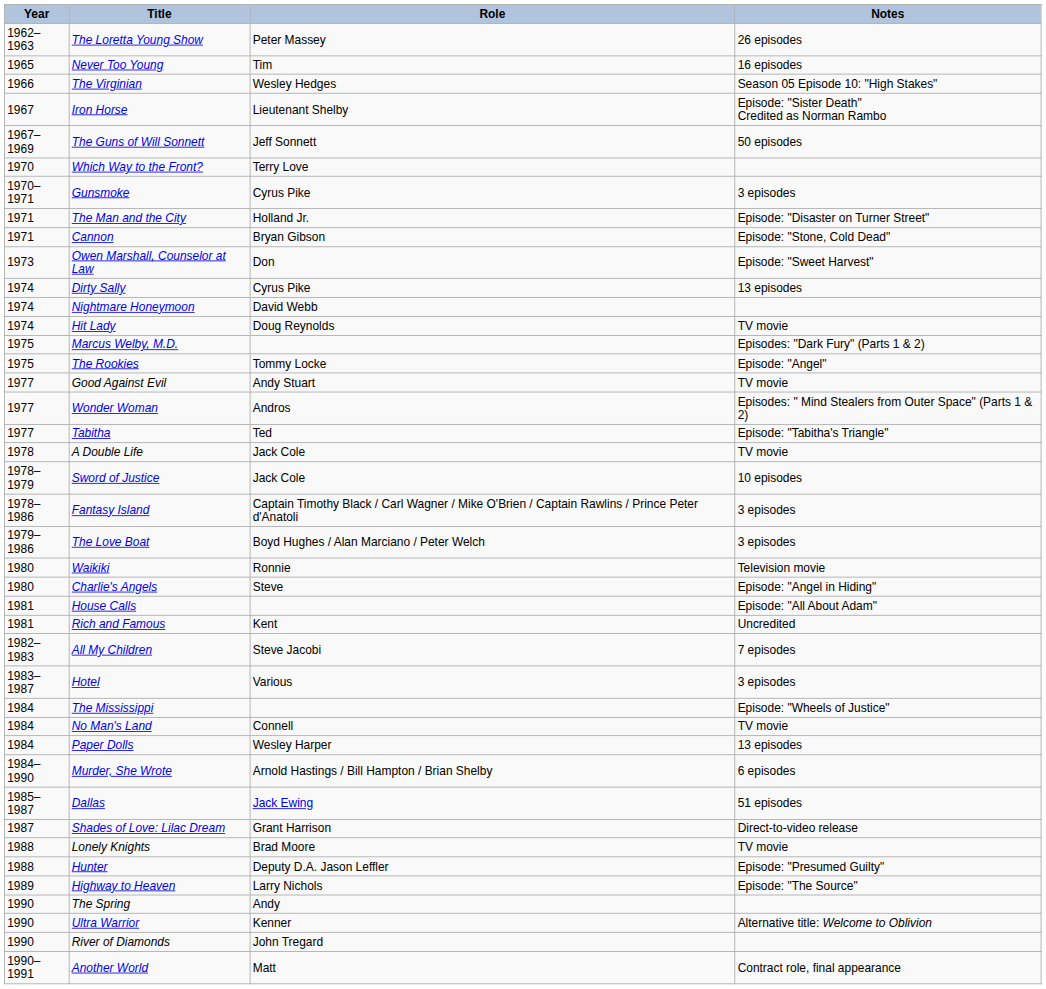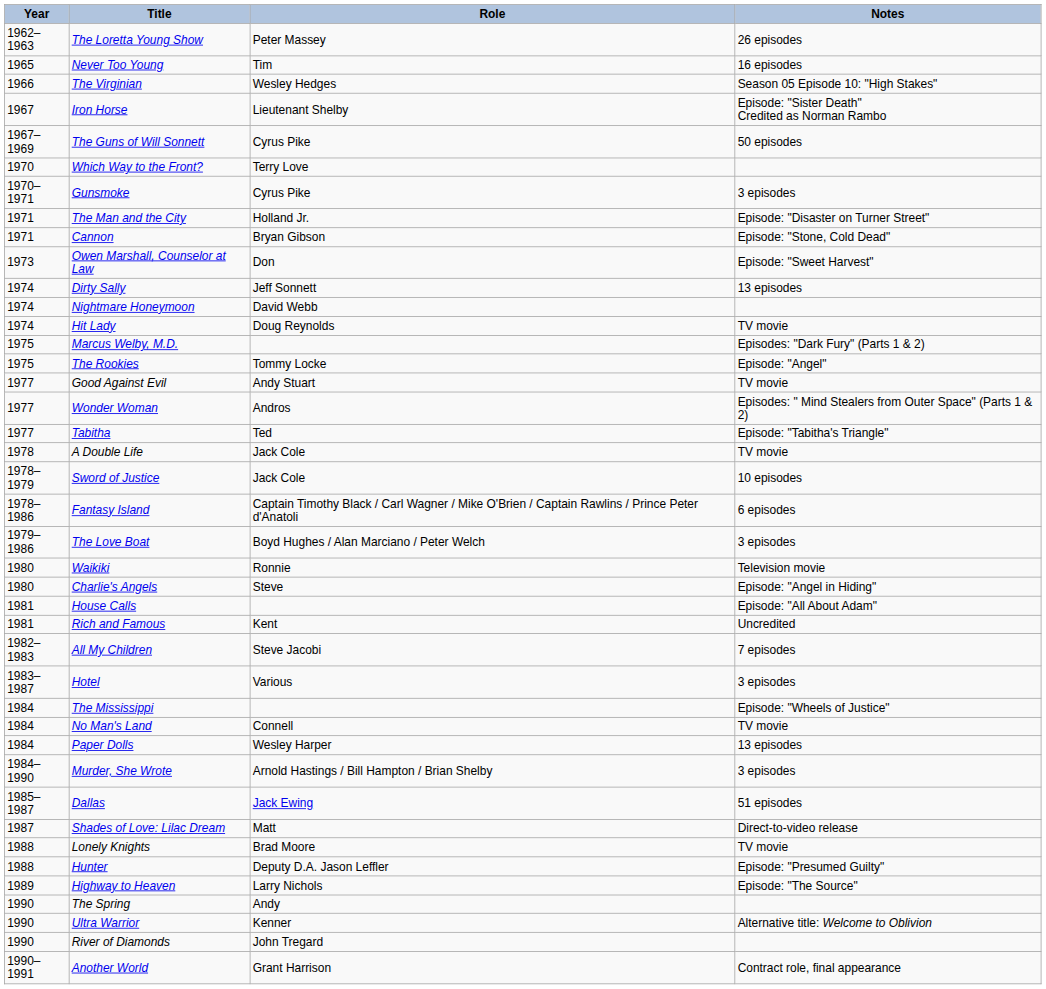(284, 142) Jeff Sonnett -> (282, 142) Cyrus Pike
(282, 288) Cyrus Pike -> (284, 288) Jeff Sonnett
(767, 510) 3 episodes -> (767, 510) 6 episodes
(767, 771) 6 episodes -> (767, 771) 3 episodes
(292, 829) Grant Harrison -> (264, 829) Matt
(264, 968) Matt -> (292, 968) Grant Harrison
